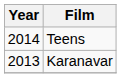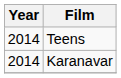(24, 61) 2013 -> (24, 61) 2014
